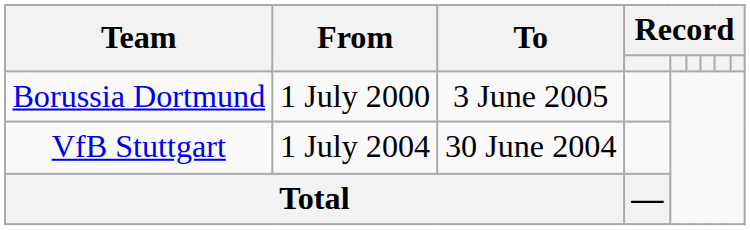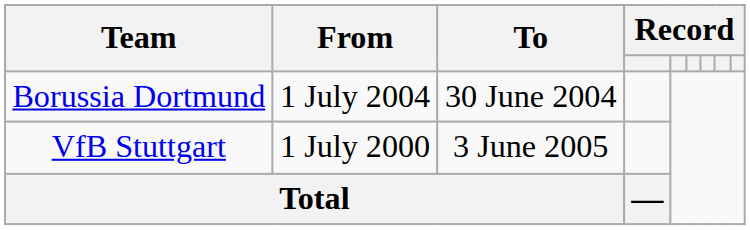(355, 95) 1 July 2000 -> (355, 95) 1 July 2004
(531, 95) 3 June 2005 -> (531, 95) 30 June 2004
(355, 146) 1 July 2004 -> (355, 146) 1 July 2000
(531, 146) 30 June 2004 -> (531, 146) 3 June 2005
